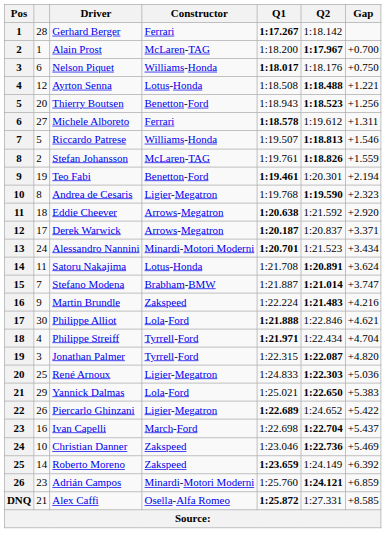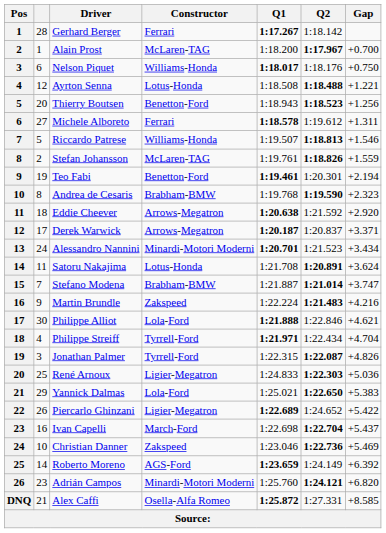(181, 194) Ligier-Megatron -> (180, 194) Brabham-BMW
(363, 356) +4.820 -> (363, 356) +4.826
(166, 464) Zakspeed -> (168, 464) AGS-Ford
(363, 482) +6.859 -> (363, 482) +6.820
